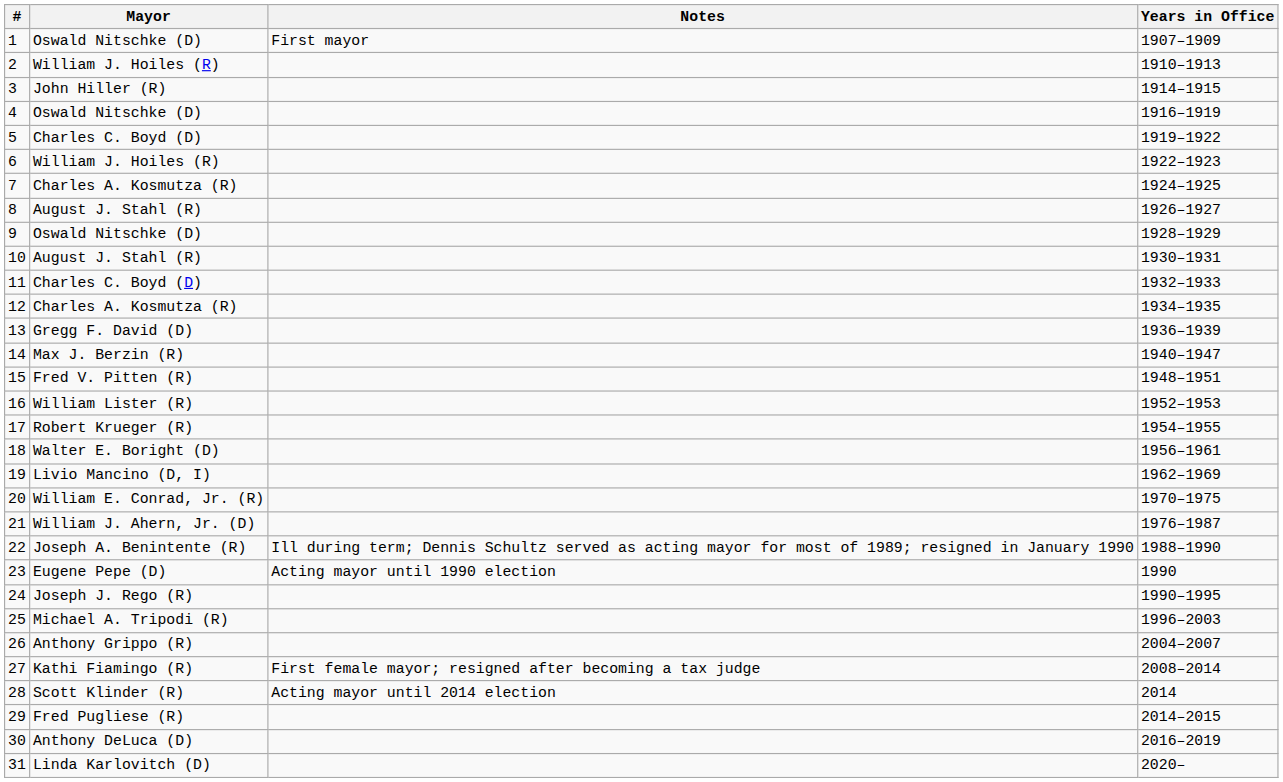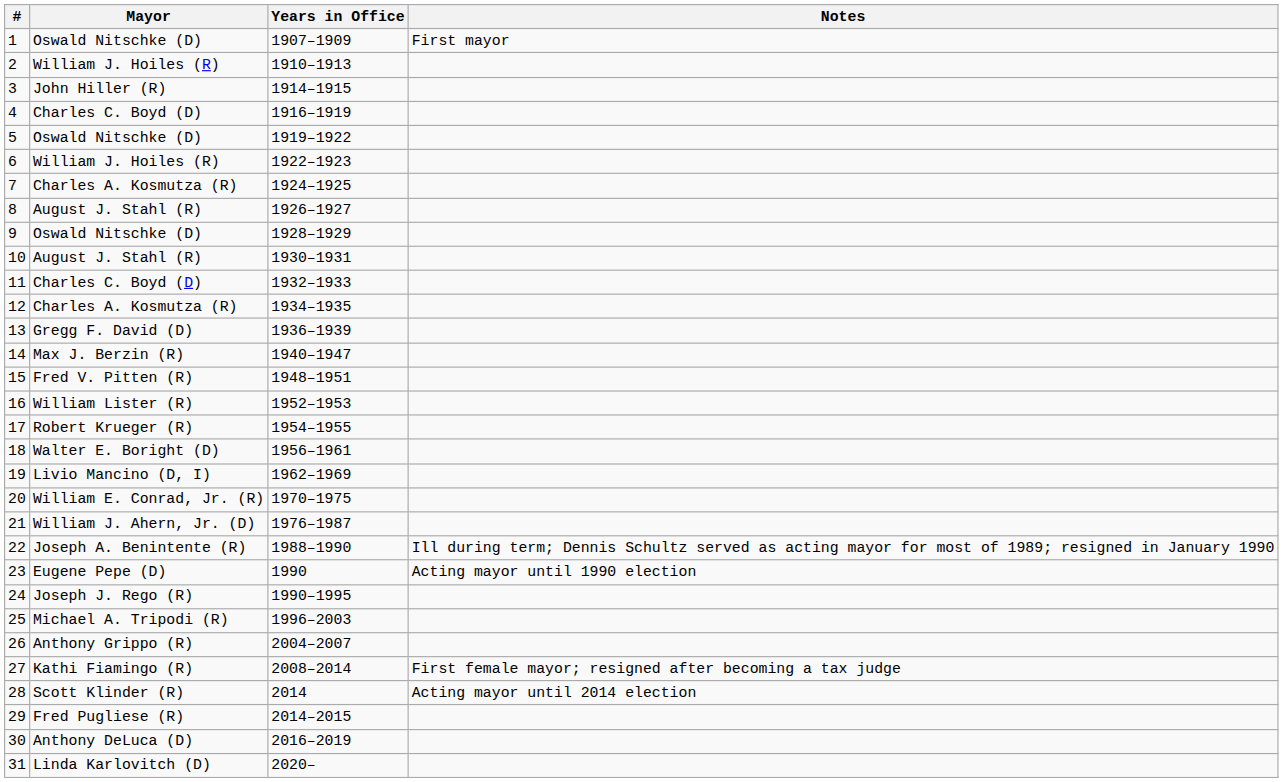columns swapped: (1208, 17) <-> (703, 17)
(117, 113) Oswald Nitschke (D) -> (117, 113) Charles C. Boyd (D)
(117, 137) Charles C. Boyd (D) -> (117, 137) Oswald Nitschke (D)
